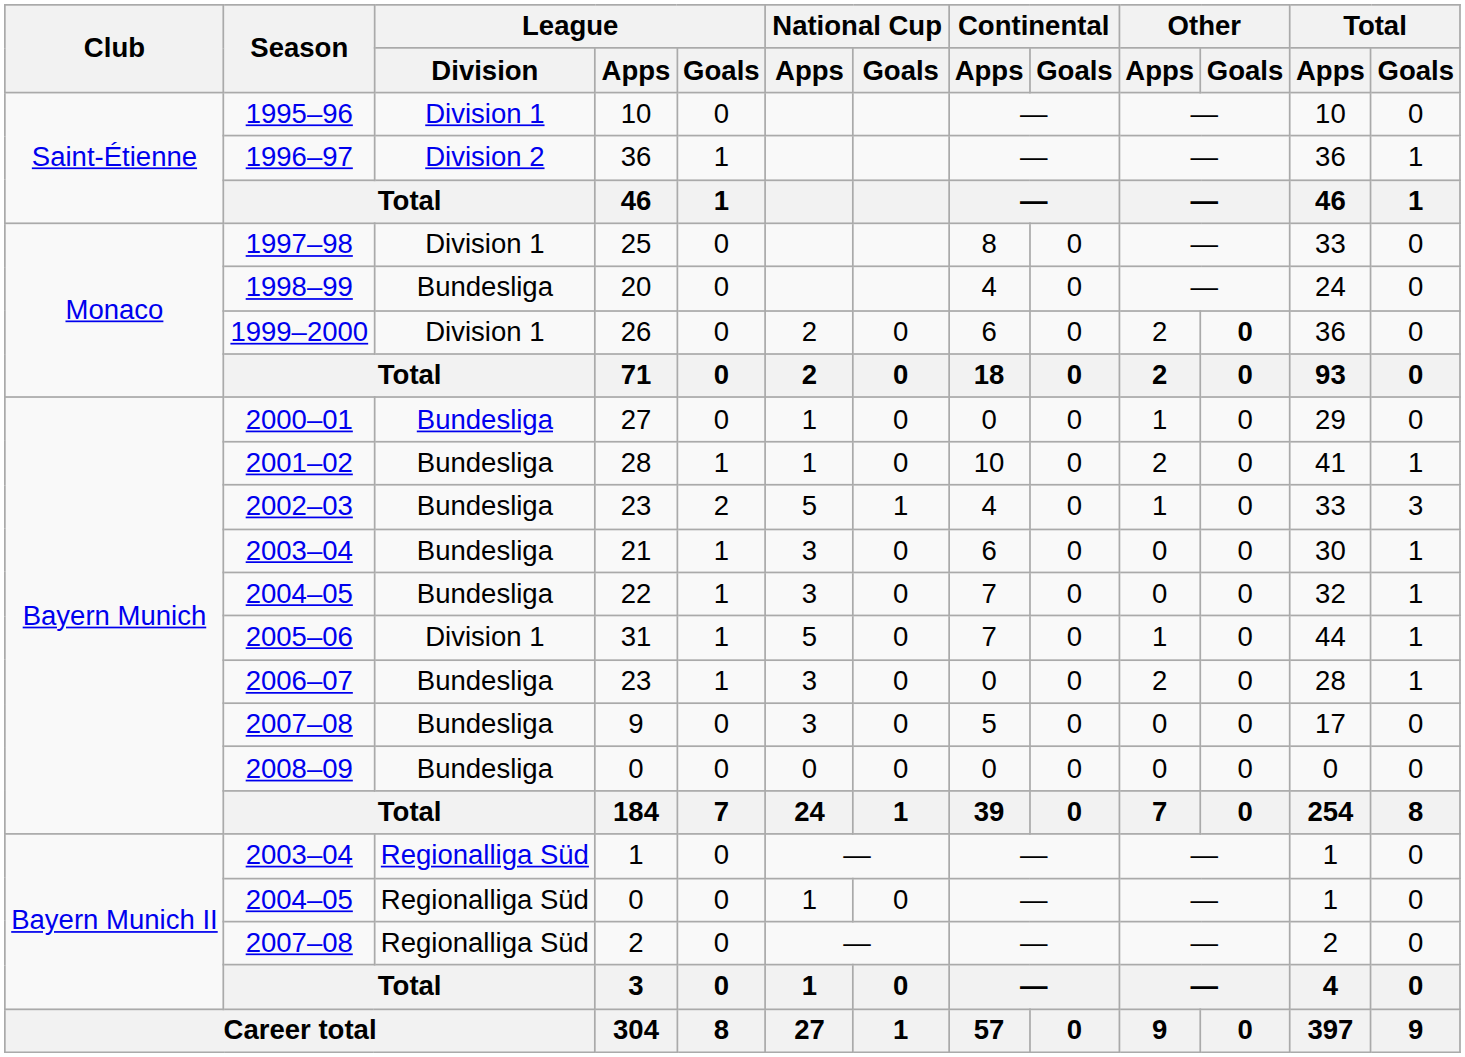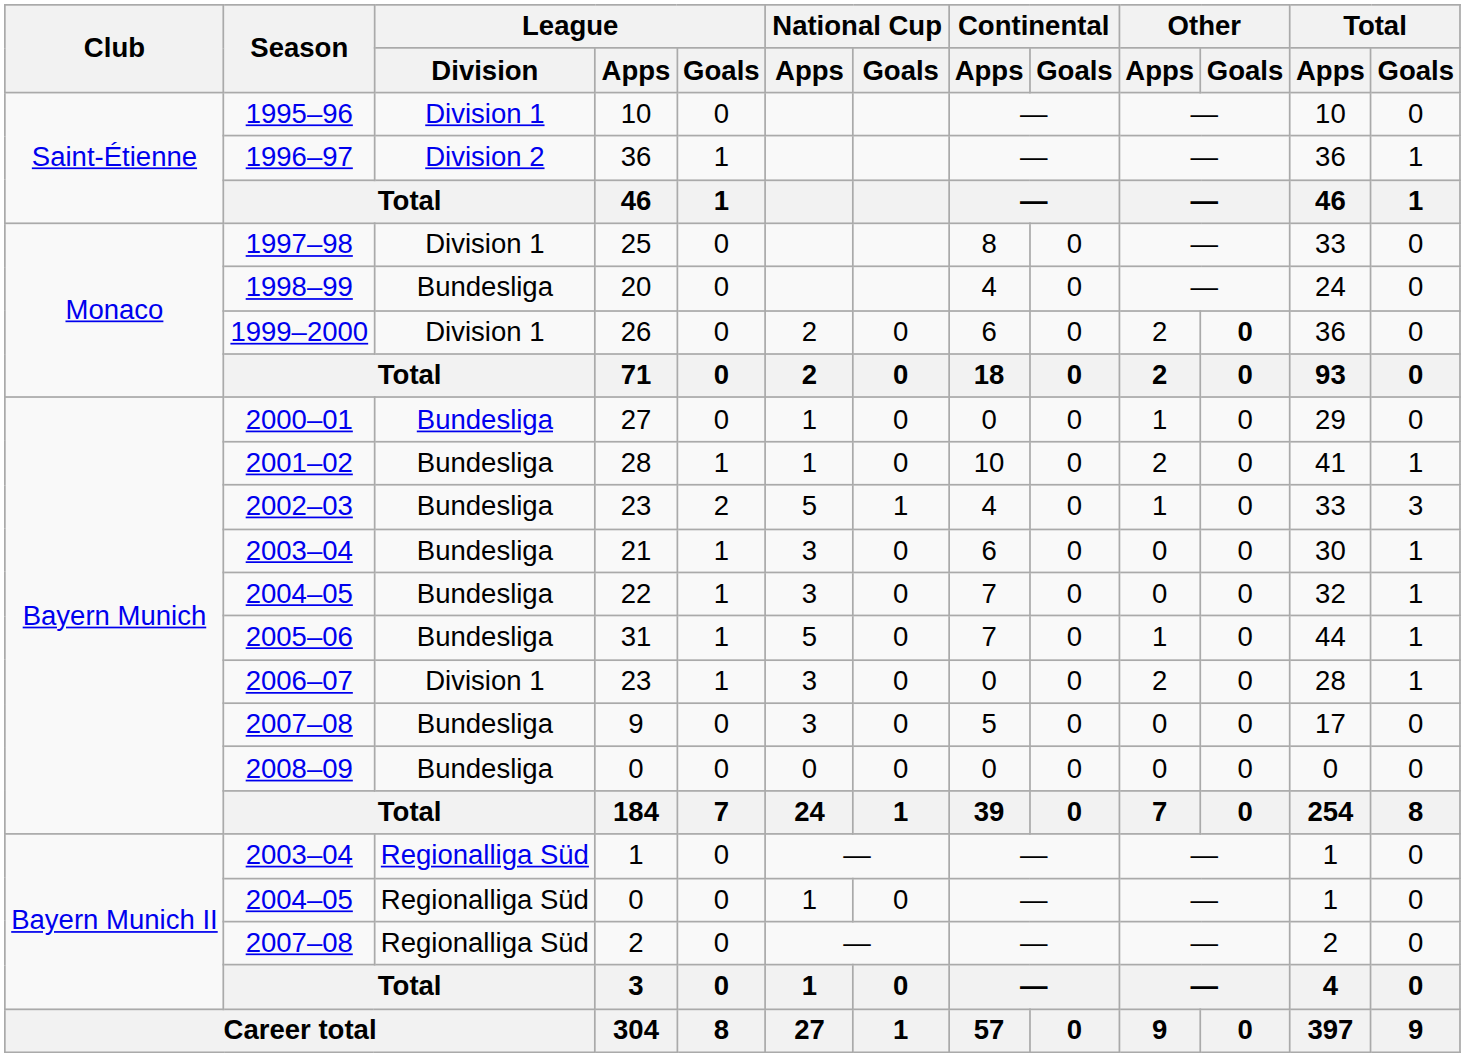(485, 637) Division 1 -> (485, 637) Bundesliga
(485, 680) Bundesliga -> (485, 680) Division 1
